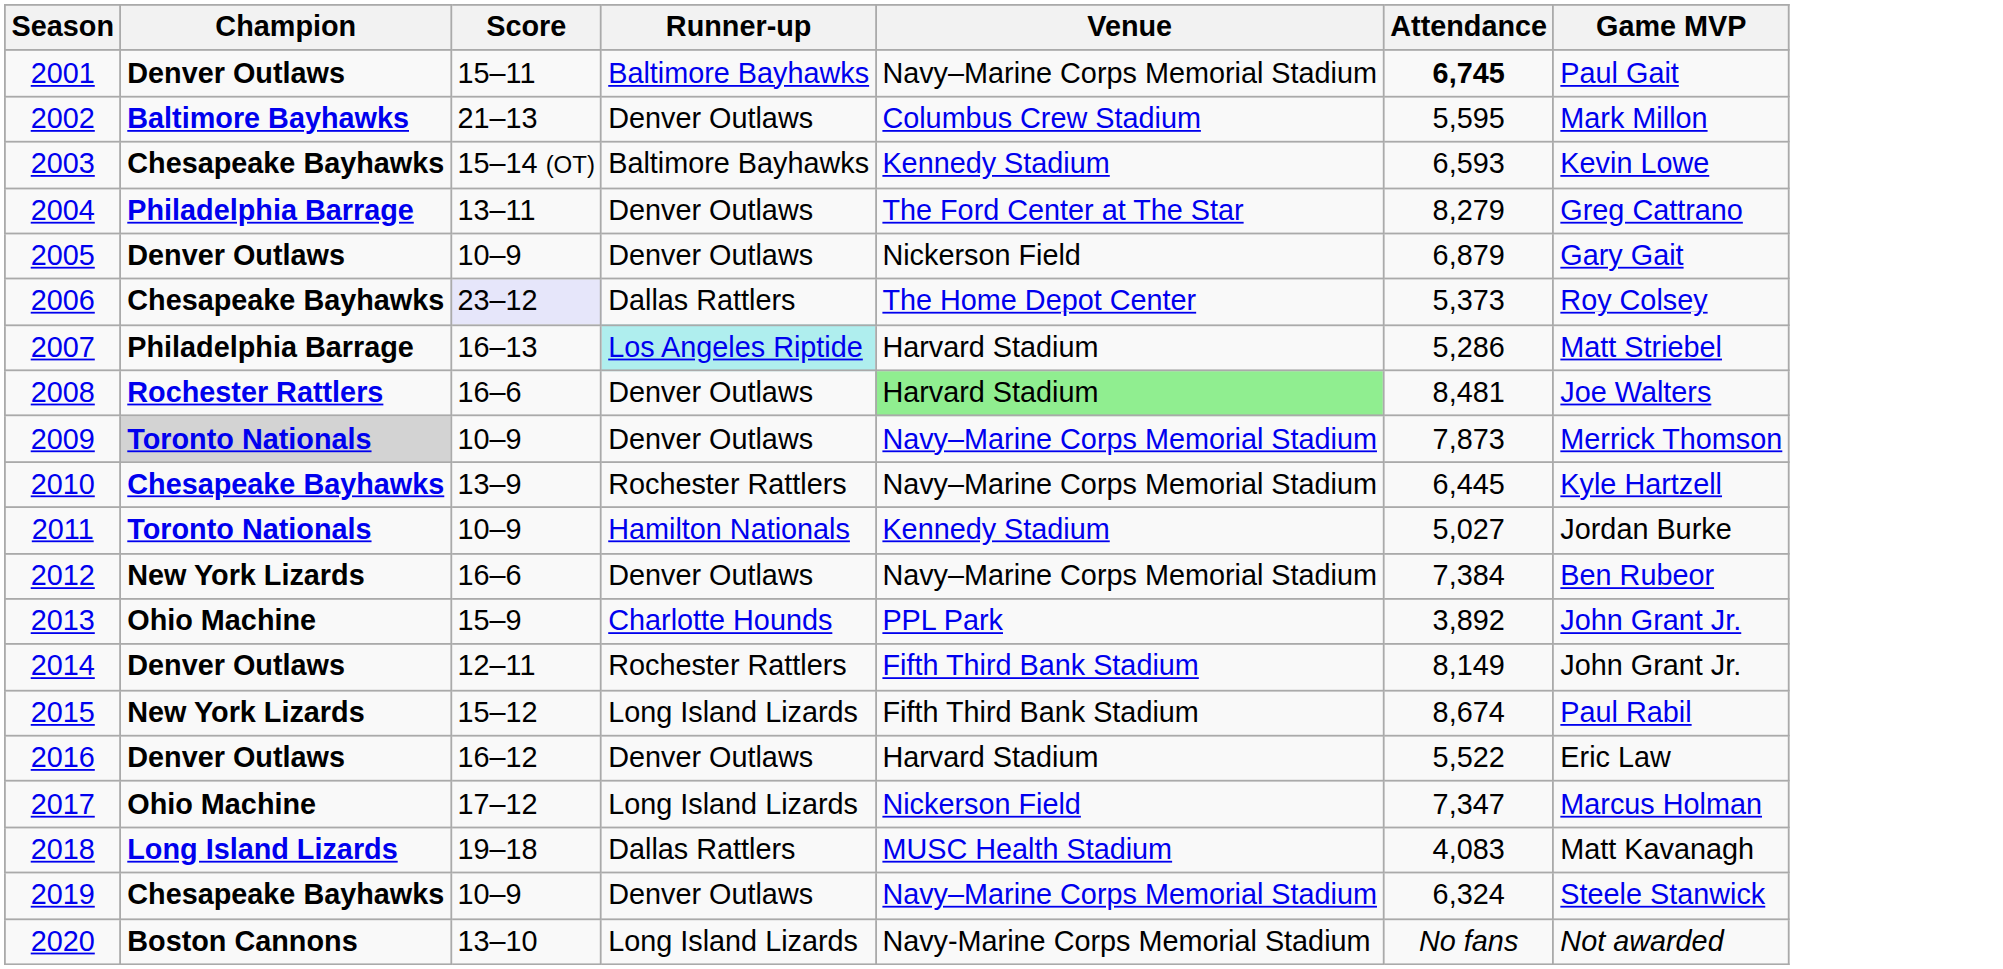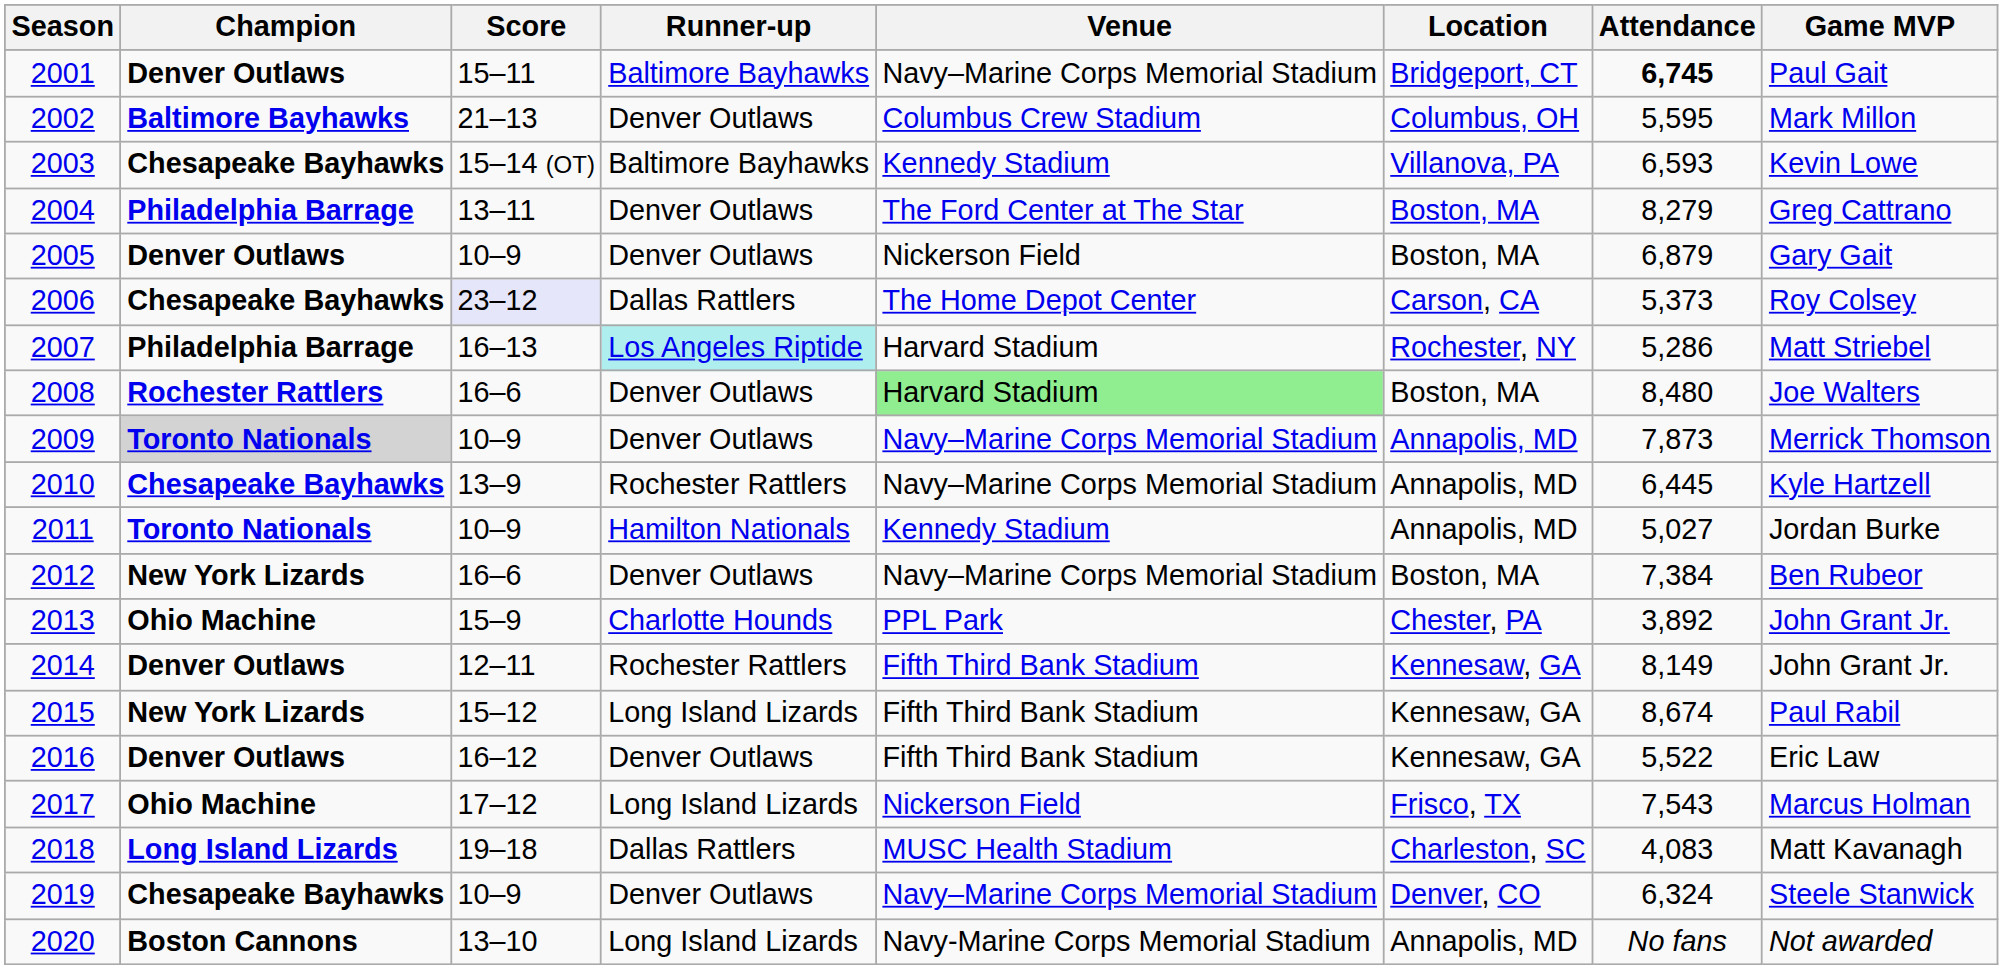+ column: (1488, 27)
(1469, 392) 8,481 -> (1677, 392) 8,480
(990, 758) Harvard Stadium -> (1041, 758) Fifth Third Bank Stadium
(1469, 803) 7,347 -> (1677, 803) 7,543
